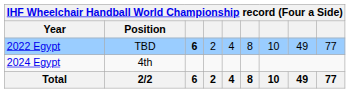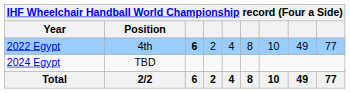(145, 46) TBD -> (145, 46) 4th
(145, 63) 4th -> (145, 63) TBD
